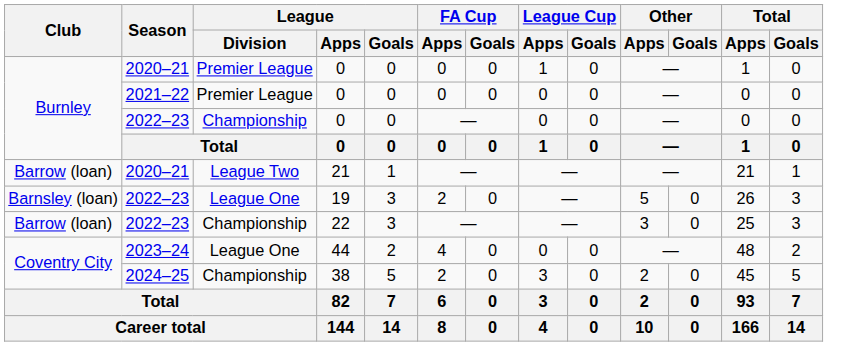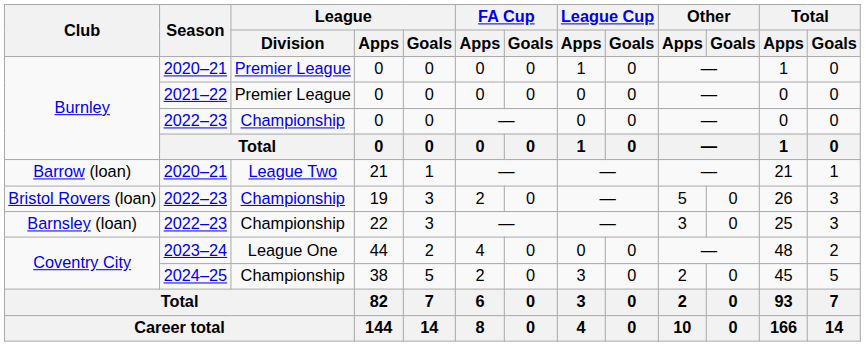(63, 198) Barnsley (loan) -> (82, 198) Bristol Rovers (loan)
(255, 198) League One -> (293, 198) Championship
(63, 224) Barrow (loan) -> (82, 224) Barnsley (loan)
